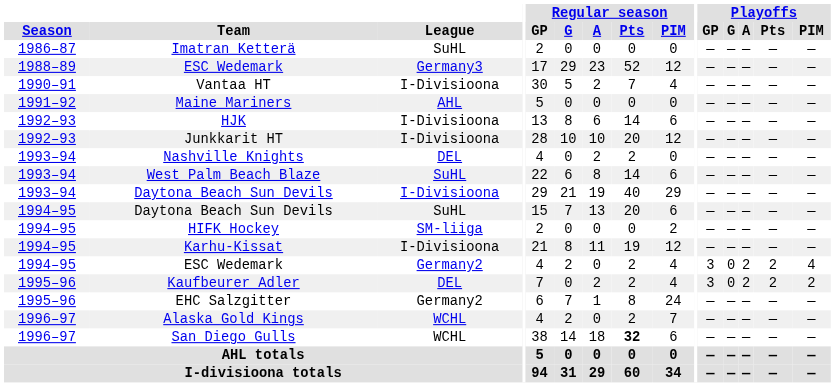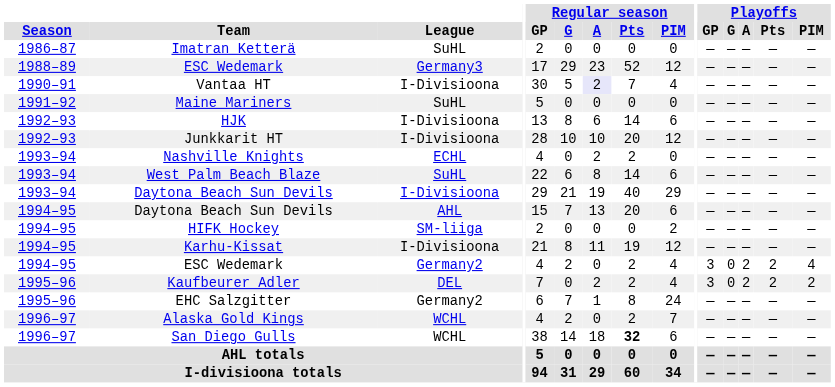(597, 85) no background -> (597, 85) lavender background
(450, 103) AHL -> (450, 103) SuHL
(450, 157) DEL -> (450, 157) ECHL
(450, 211) SuHL -> (450, 211) AHL
